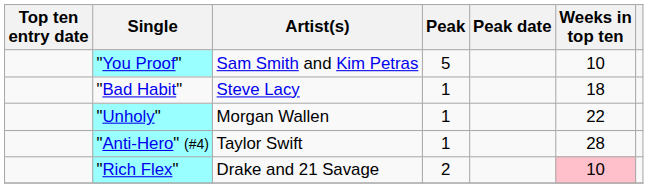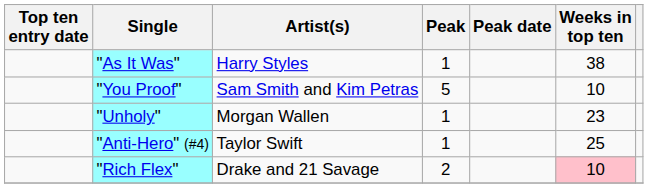+ row: (138, 63)
- row: (139, 90)
(596, 116) 22 -> (596, 116) 23
(596, 143) 28 -> (596, 143) 25
